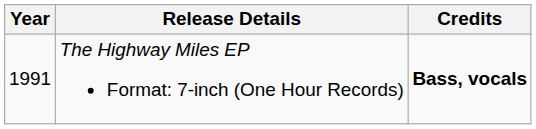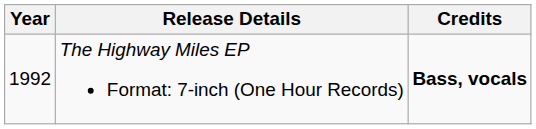(30, 78) 1991 -> (30, 78) 1992
